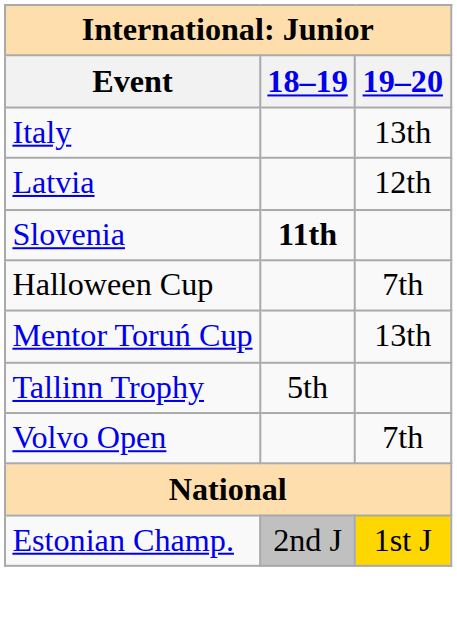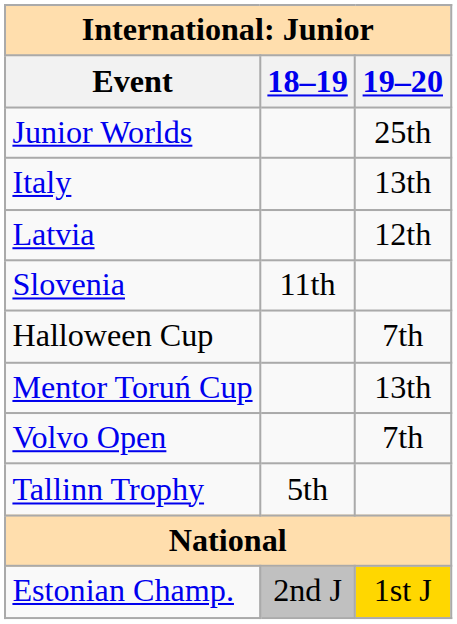+ row: (102, 132)
(308, 234) bold -> (308, 285) normal
rows swapped: (108, 387) <-> (89, 438)
